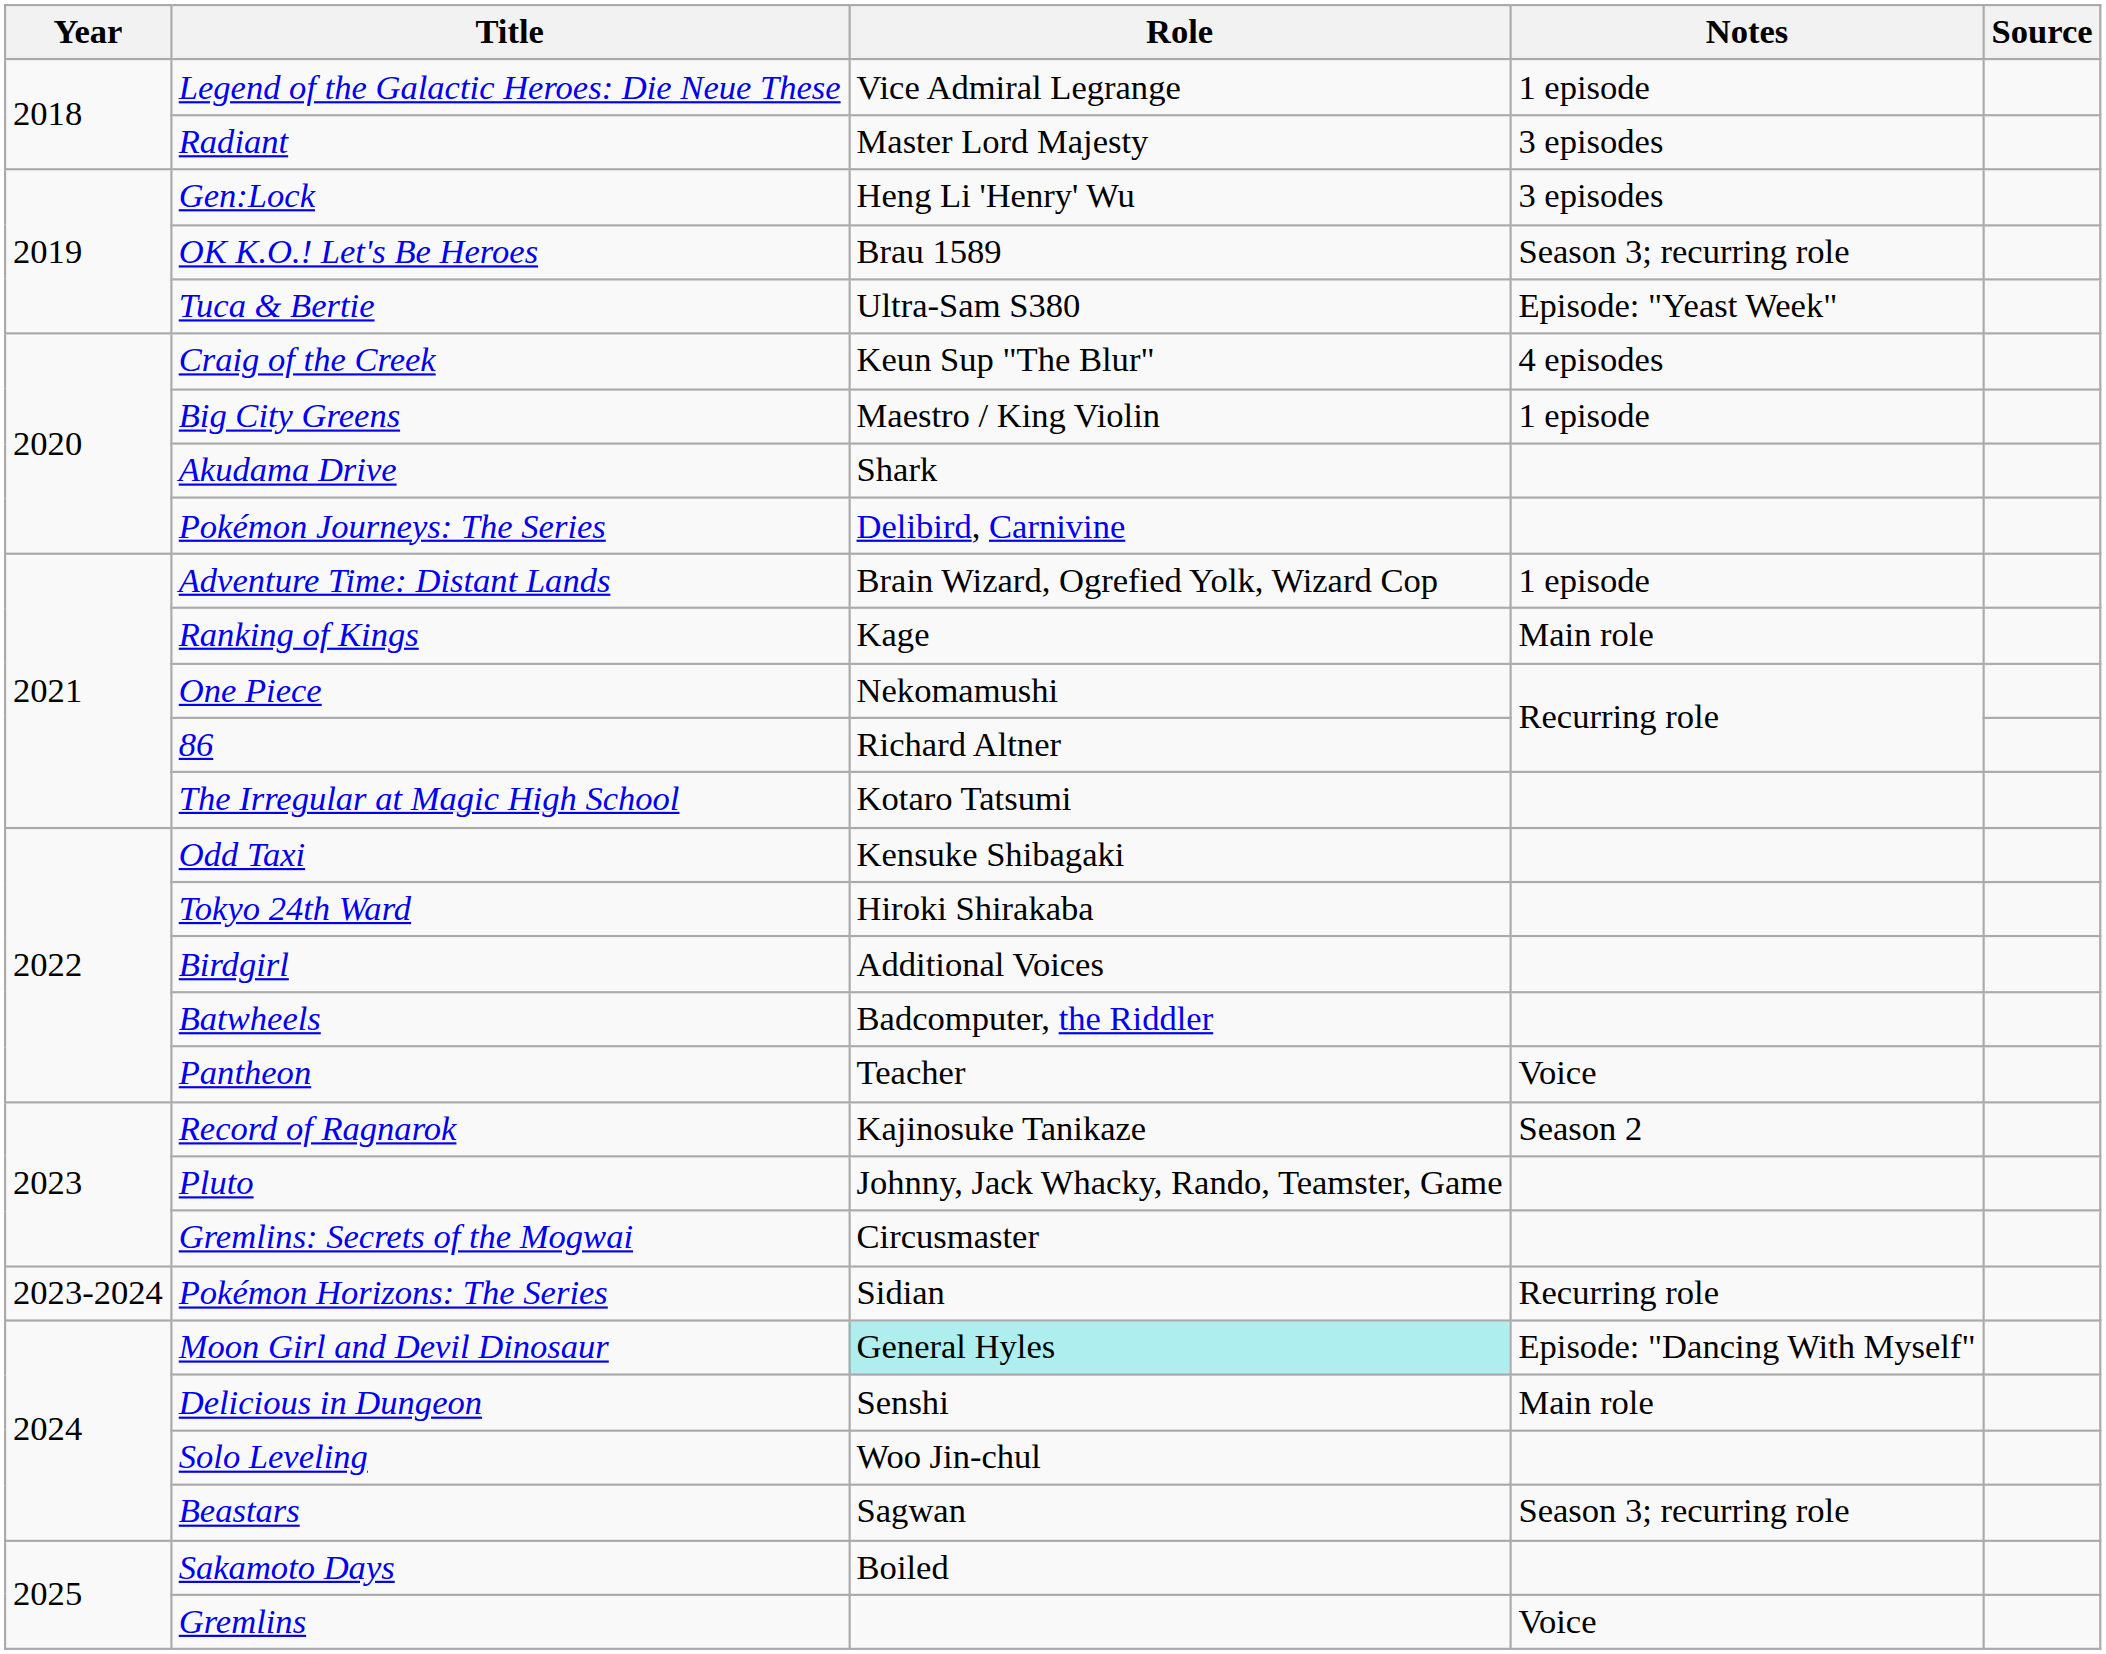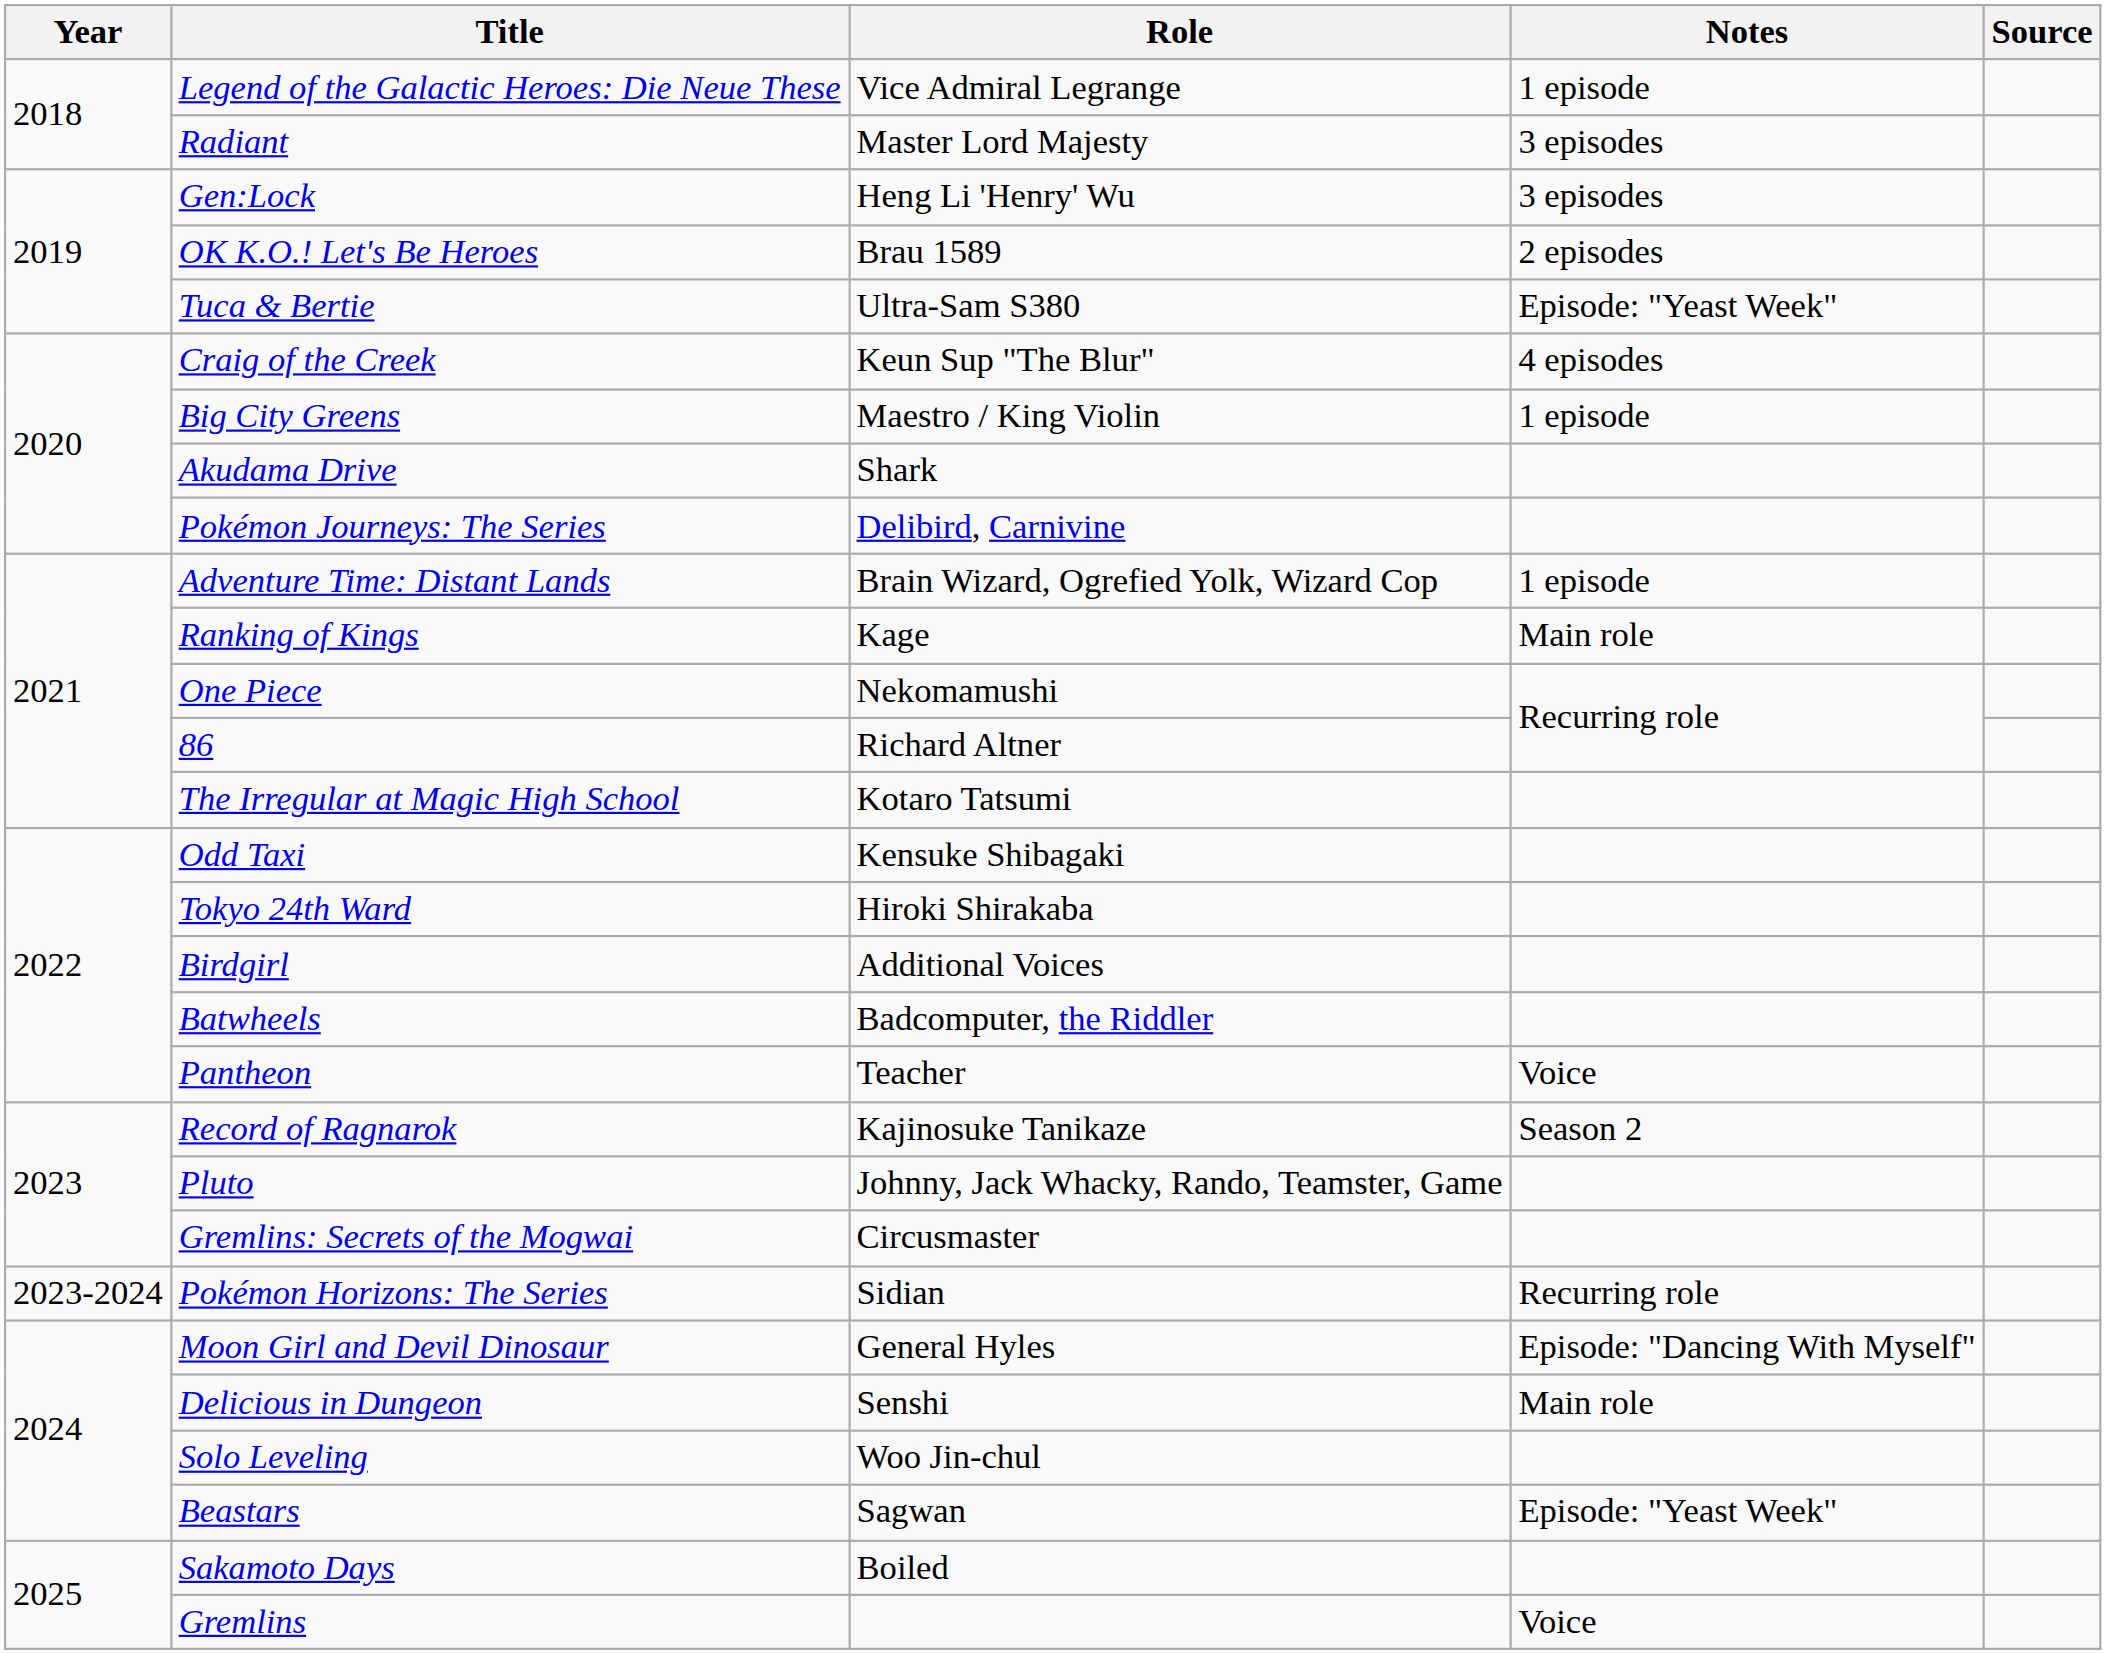(1684, 251) Season 3; recurring role -> (1591, 251) 2 episodes
(956, 1347) paleturquoise background -> (956, 1347) no background
(1684, 1511) Season 3; recurring role -> (1678, 1511) Episode: "Yeast Week"
